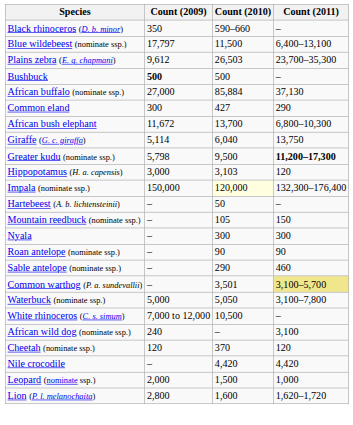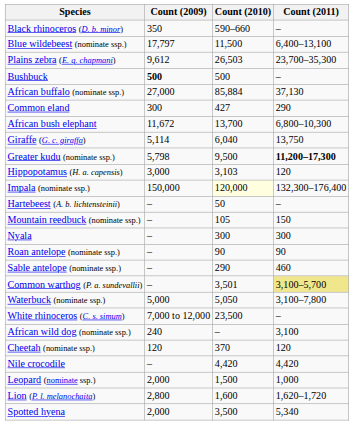(229, 316) 10,500 -> (229, 316) 23,500
+ row: (36, 412)
